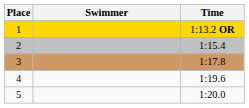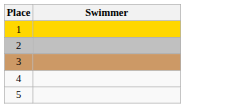- column: (212, 12)
